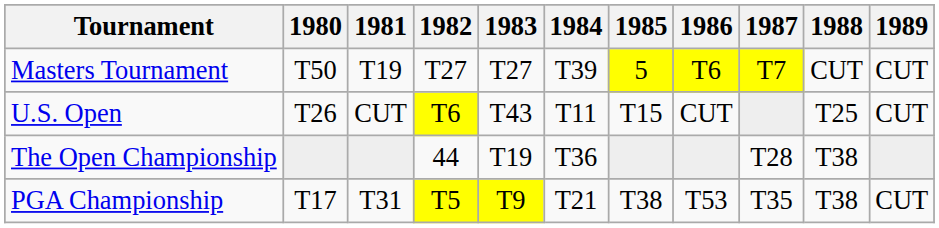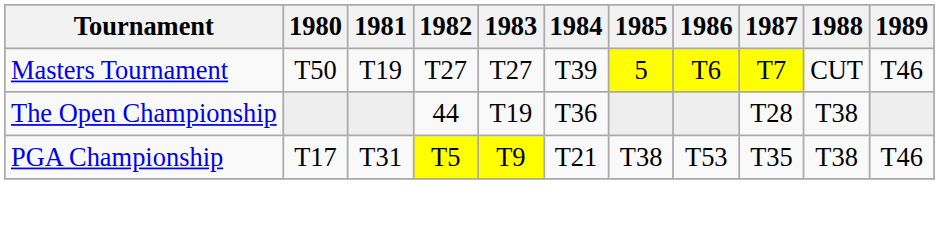(902, 70) CUT -> (902, 70) T46
- row: (66, 113)
(902, 200) CUT -> (902, 157) T46
